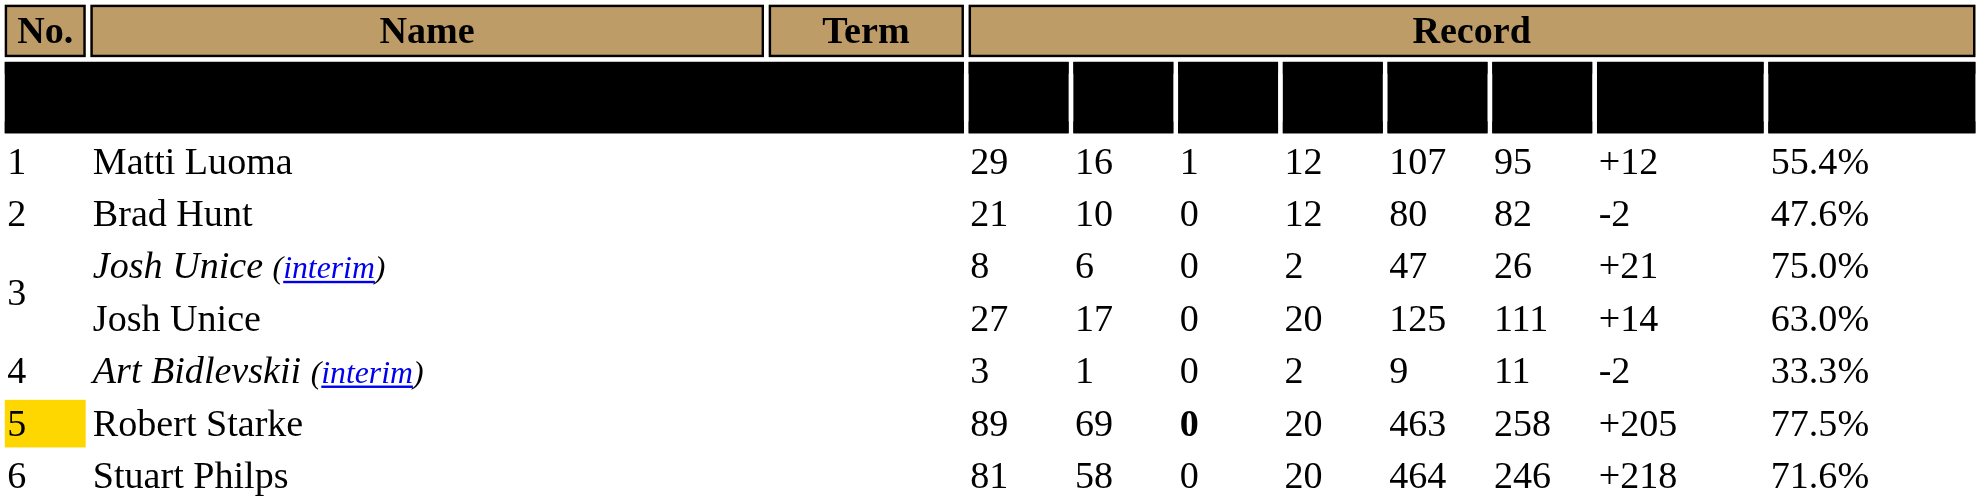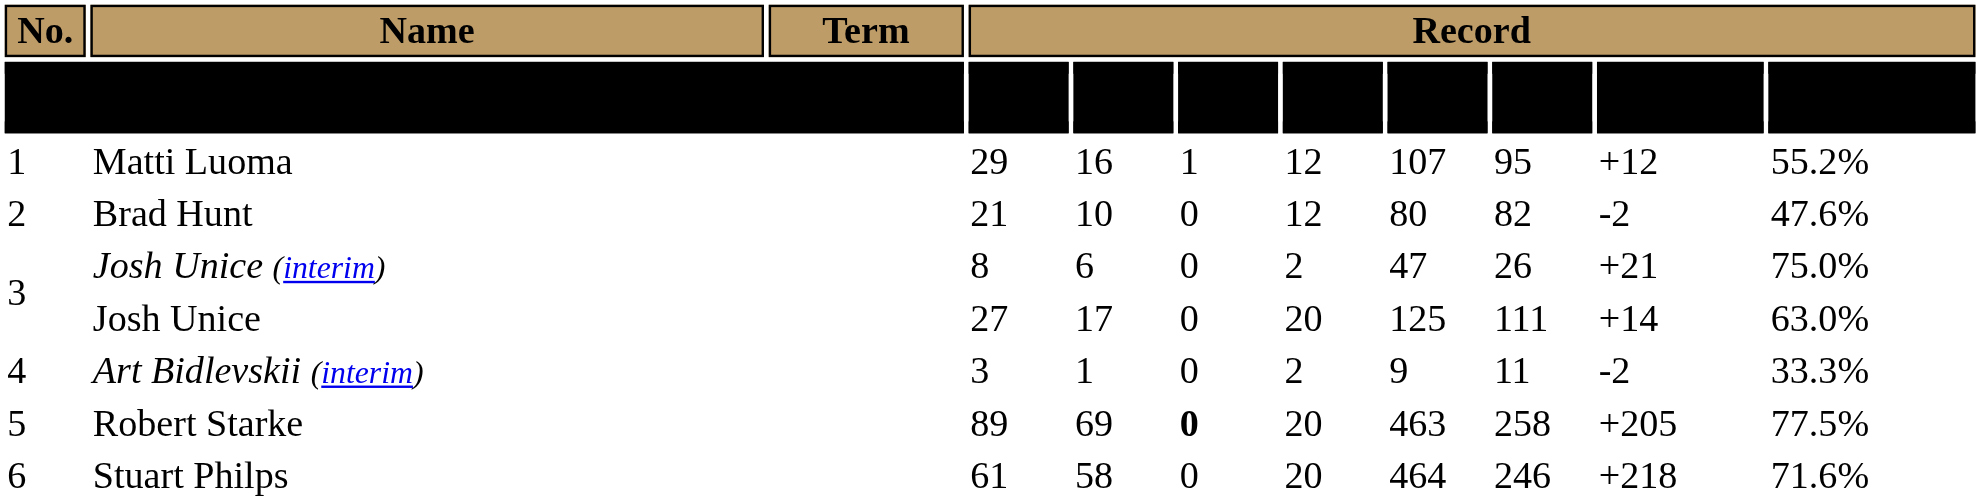(1820, 161) 55.4% -> (1820, 161) 55.2%
(17, 422) gold background -> (17, 422) no background
(989, 475) 81 -> (989, 475) 61
